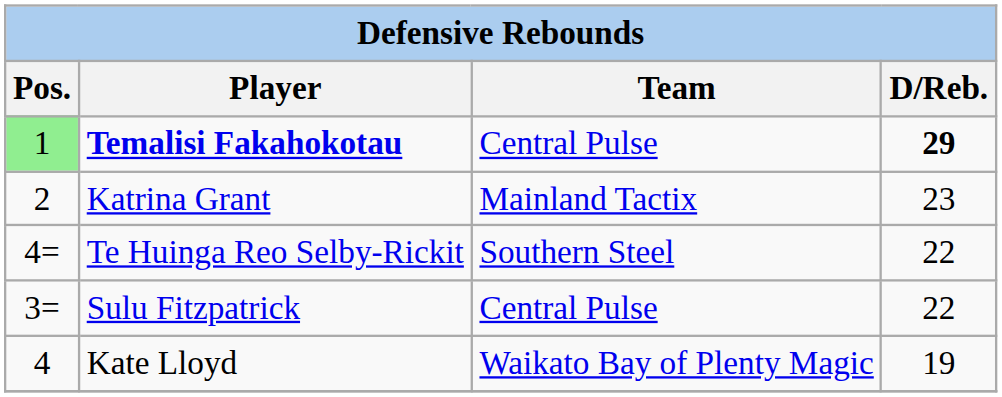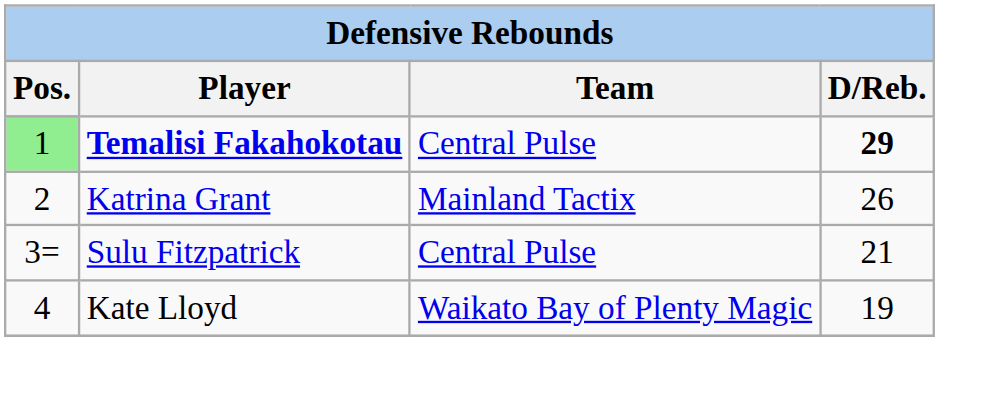(939, 197) 23 -> (877, 197) 26
- row: (275, 252)
(939, 307) 22 -> (877, 252) 21
